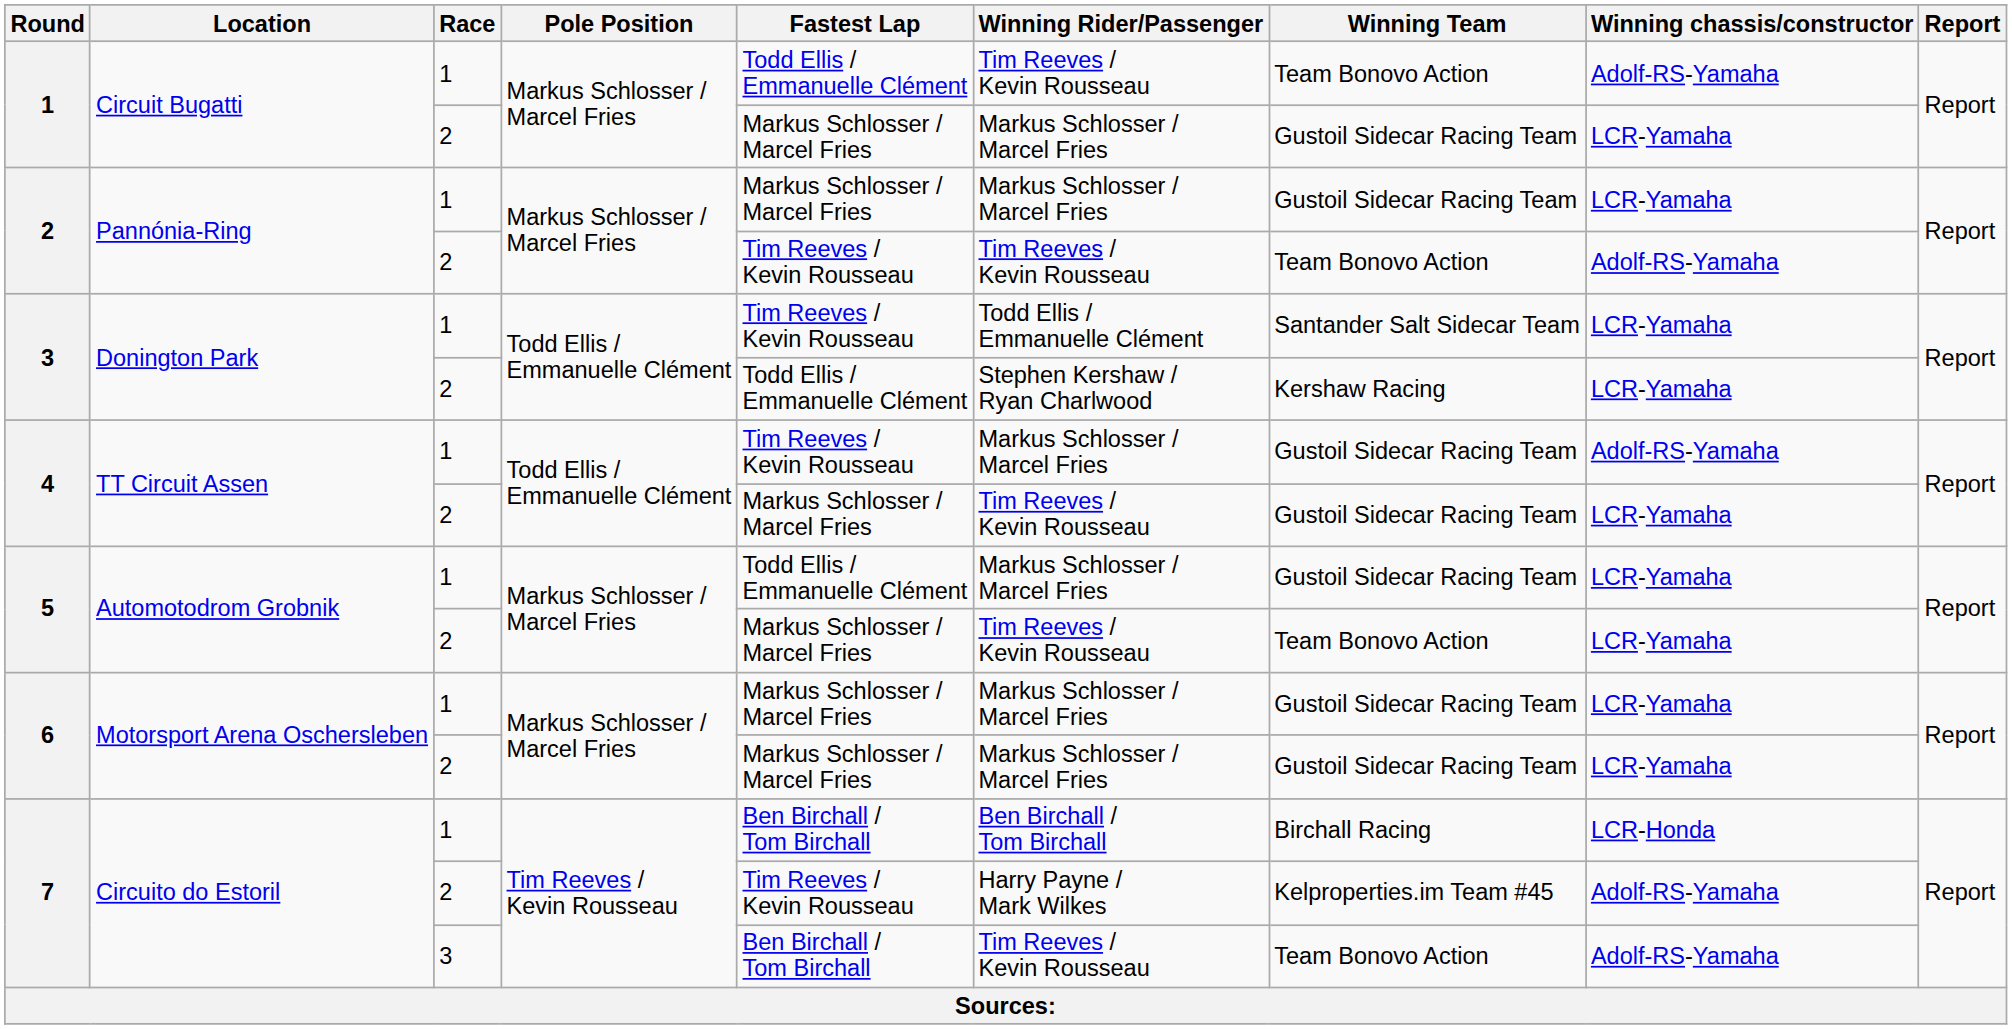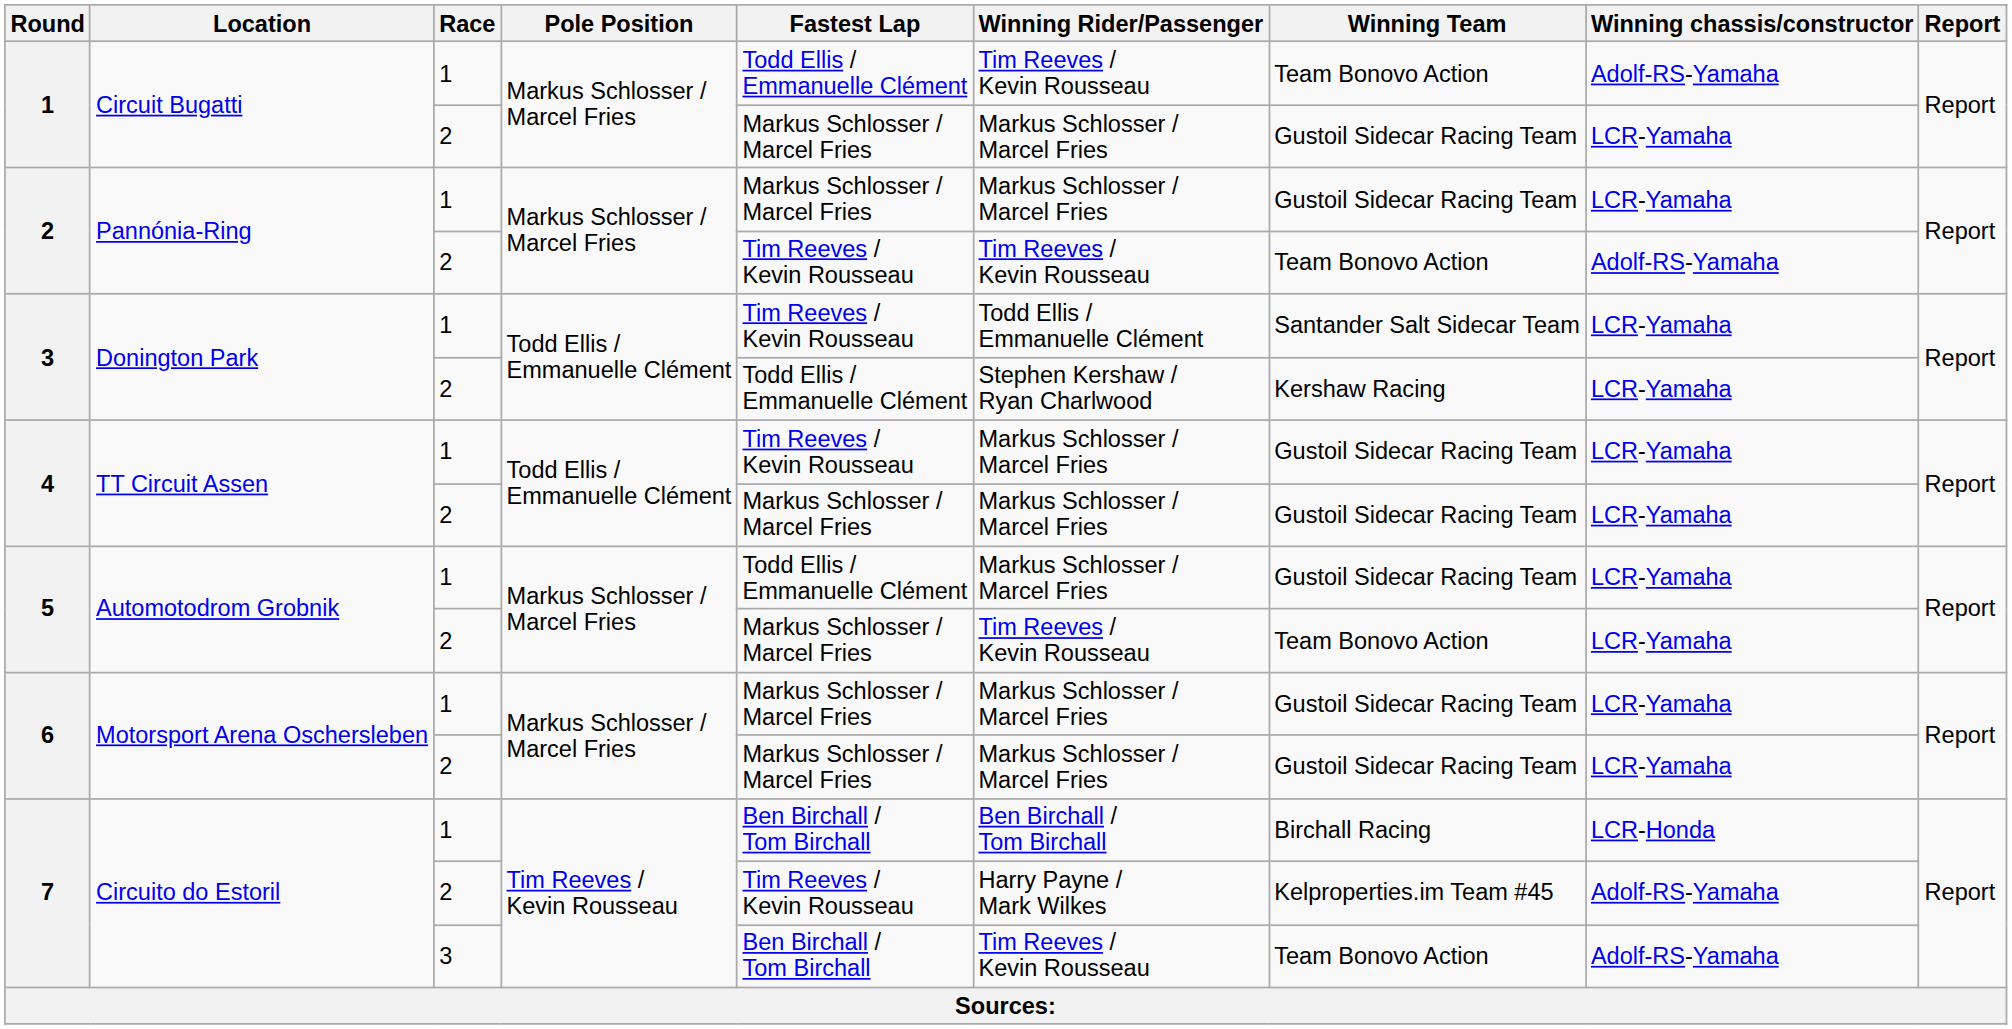(1685, 451) Adolf-RS-Yamaha -> (1661, 451) LCR-Yamaha
(1064, 514) Tim Reeves / Kevin Rousseau -> (1078, 514) Markus Schlosser / Marcel Fries
